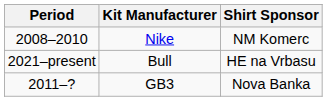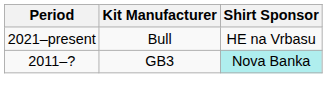- row: (160, 38)
(271, 84) no background -> (271, 61) paleturquoise background
